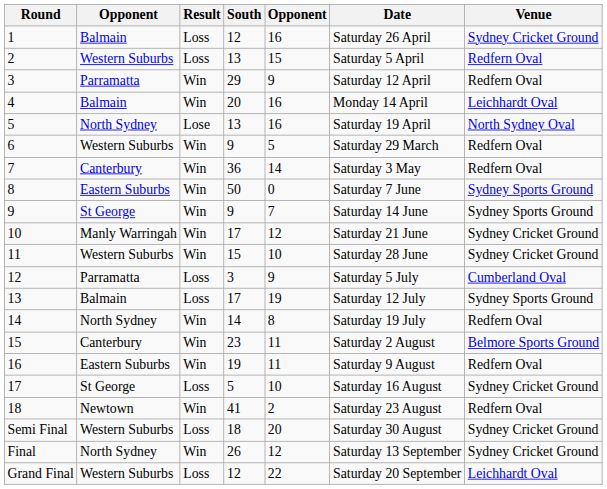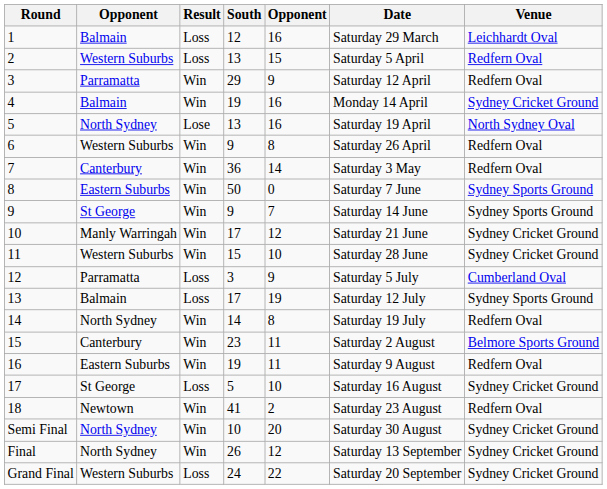(382, 37) Saturday 26 April -> (386, 37) Saturday 29 March
(533, 37) Sydney Cricket Ground -> (513, 37) Leichhardt Oval
(234, 102) 20 -> (234, 102) 19
(513, 102) Leichhardt Oval -> (533, 102) Sydney Cricket Ground
(271, 146) 5 -> (271, 146) 8
(386, 146) Saturday 29 March -> (382, 146) Saturday 26 April
(127, 430) Western Suburbs -> (118, 430) North Sydney
(196, 430) Loss -> (195, 430) Win
(234, 430) 18 -> (234, 430) 10
(234, 473) 12 -> (234, 473) 24
(513, 473) Leichhardt Oval -> (533, 473) Sydney Cricket Ground
